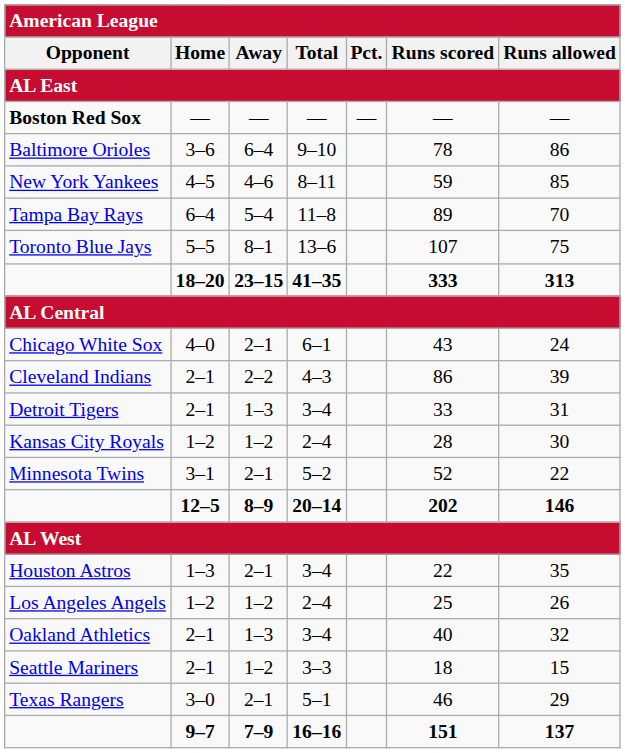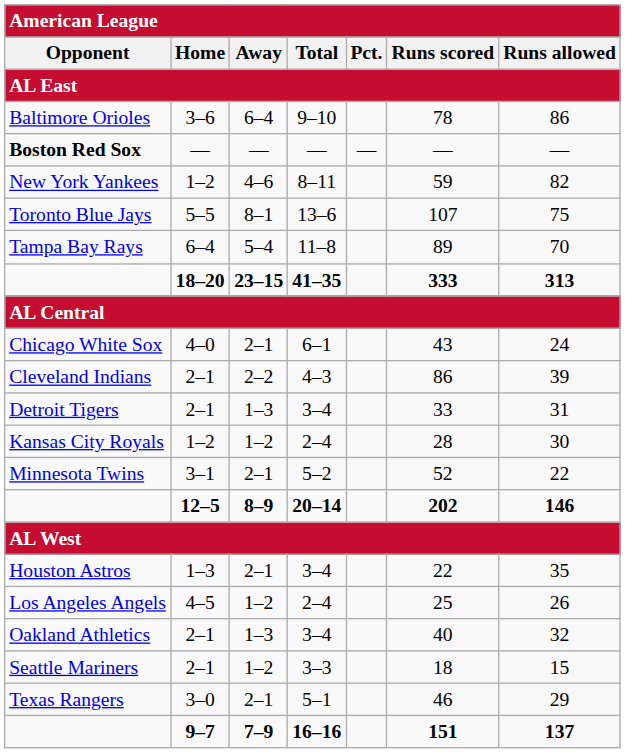rows swapped: (80, 150) <-> (75, 117)
(200, 182) 4–5 -> (200, 182) 1–2
(560, 182) 85 -> (560, 182) 82
rows swapped: (76, 214) <-> (80, 247)
(200, 602) 1–2 -> (200, 602) 4–5
